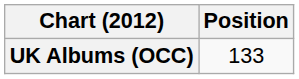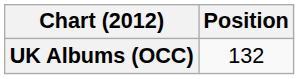(246, 55) 133 -> (246, 55) 132
